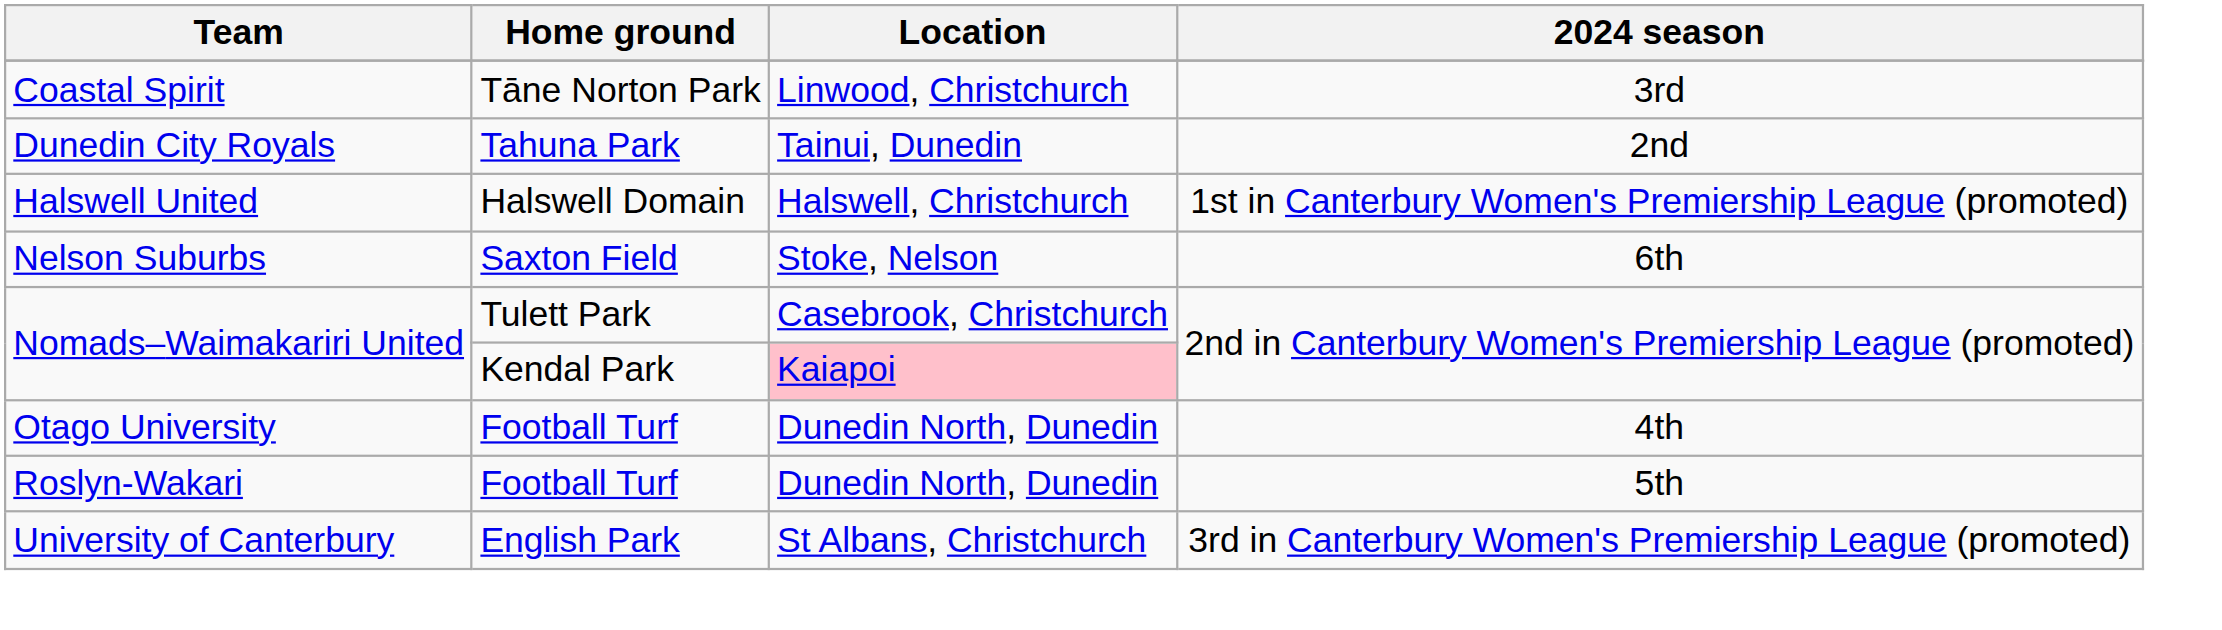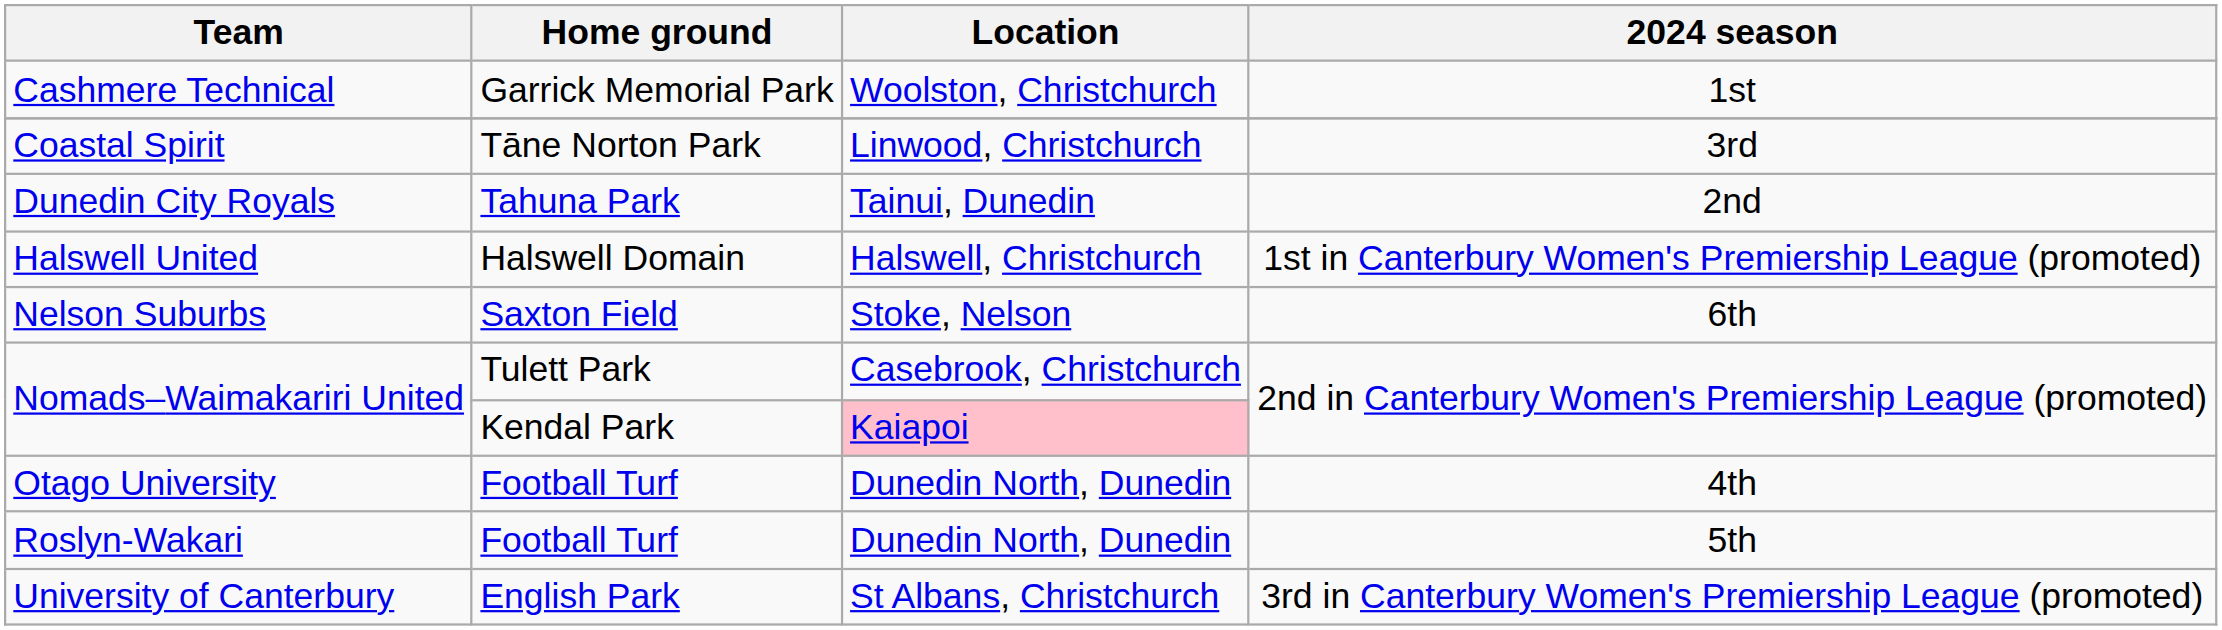+ row: (174, 88)
